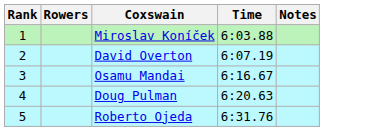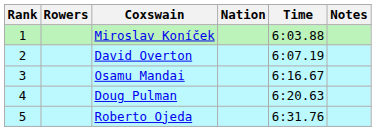+ column: (243, 15)
